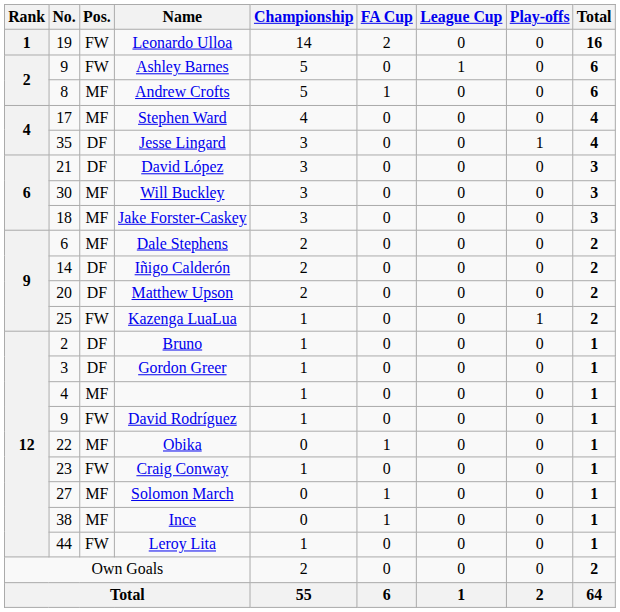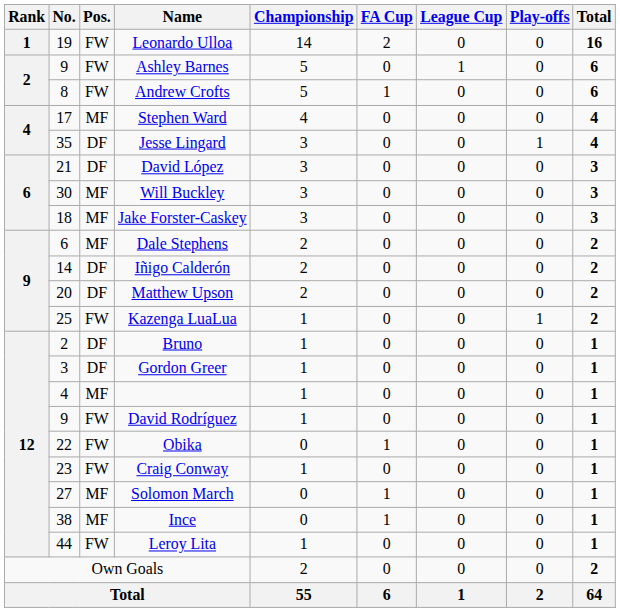(97, 92) MF -> (97, 92) FW
(97, 444) MF -> (97, 444) FW
